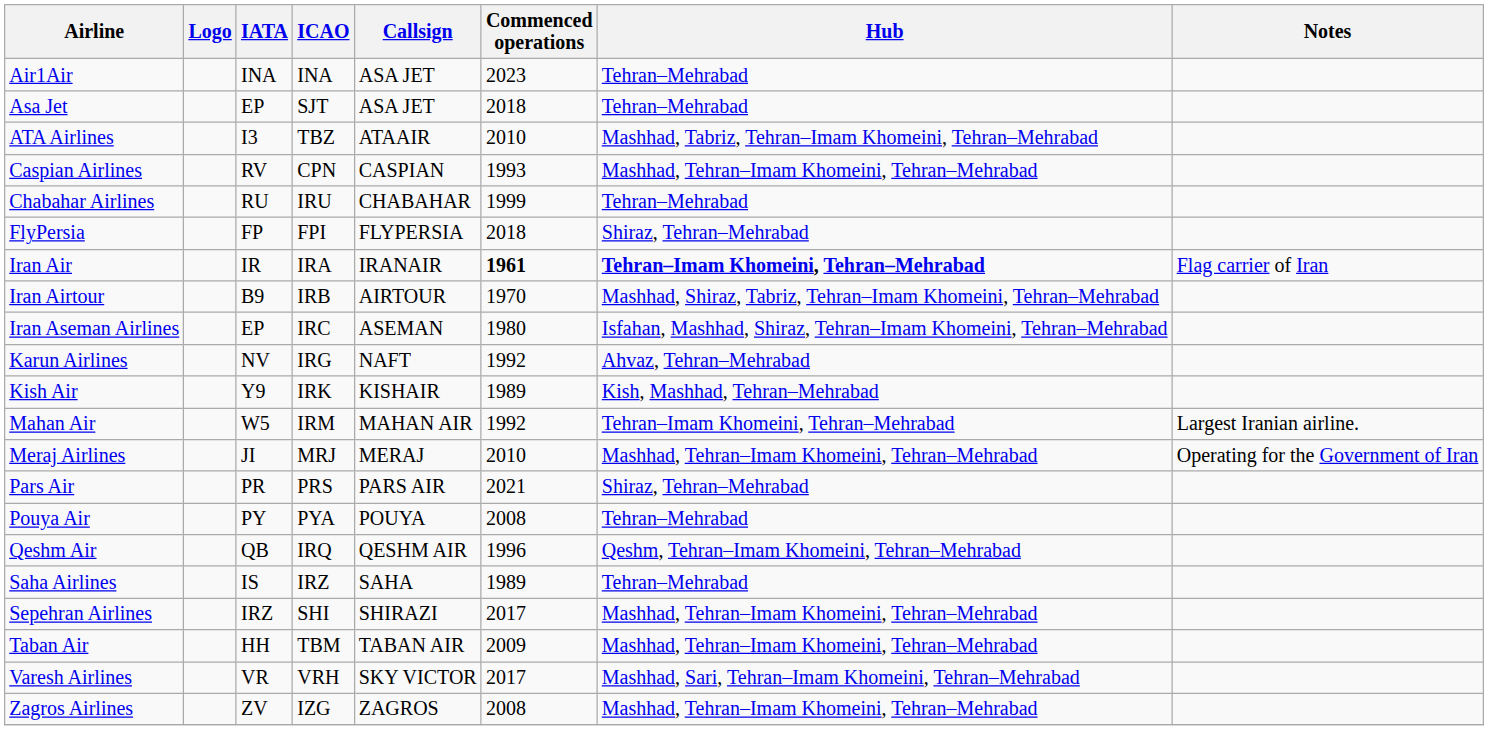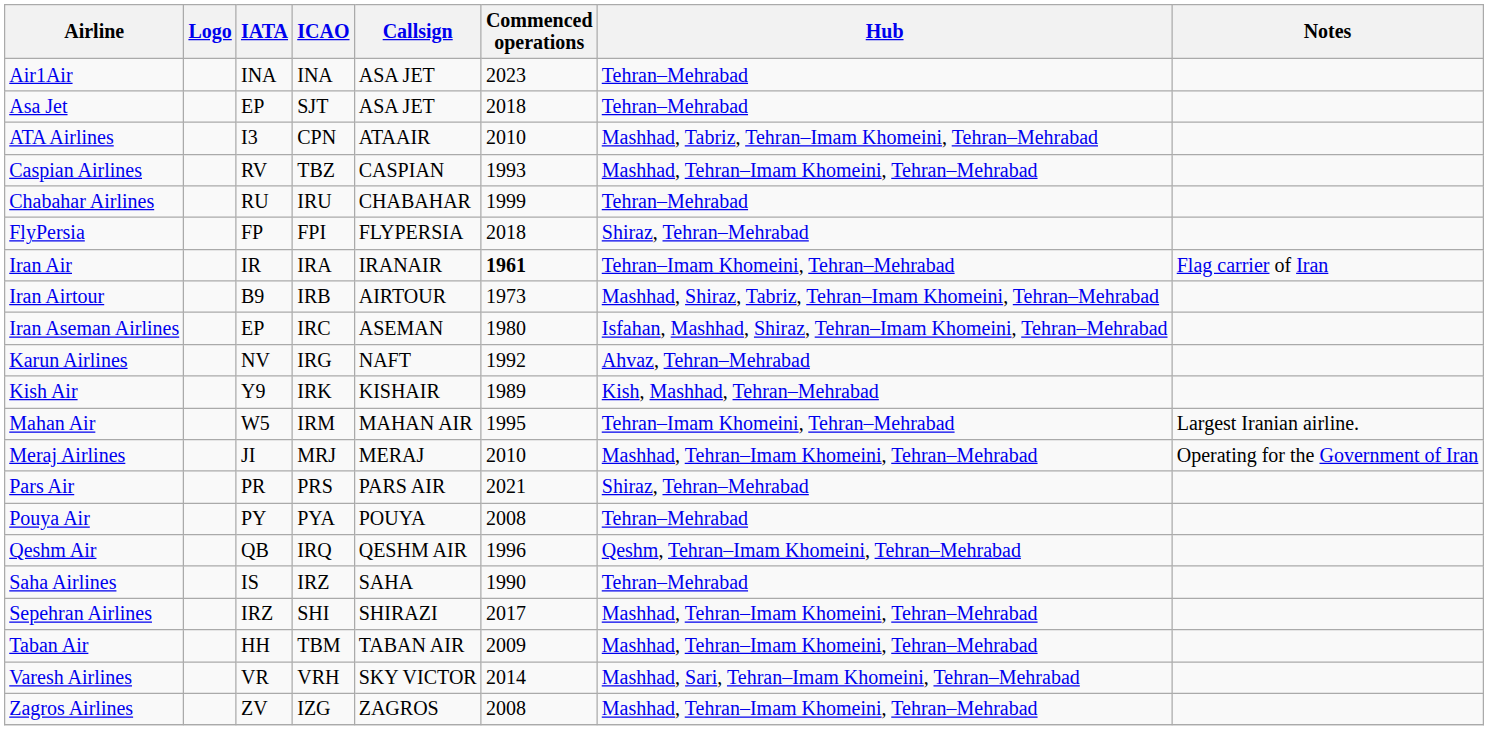(316, 138) TBZ -> (317, 138) CPN
(317, 169) CPN -> (316, 169) TBZ
(793, 264) bold -> (778, 264) normal
(506, 296) 1970 -> (506, 296) 1973
(506, 423) 1992 -> (506, 423) 1995
(506, 582) 1989 -> (506, 582) 1990
(506, 677) 2017 -> (506, 677) 2014
